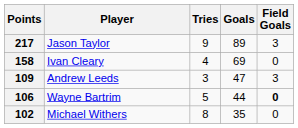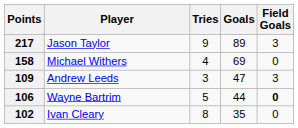(75, 61) Ivan Cleary -> (87, 61) Michael Withers
(87, 114) Michael Withers -> (75, 114) Ivan Cleary
